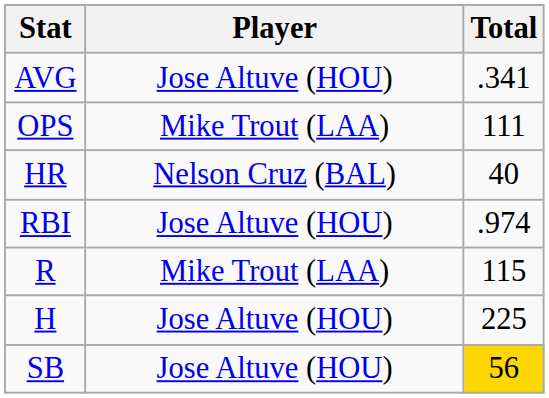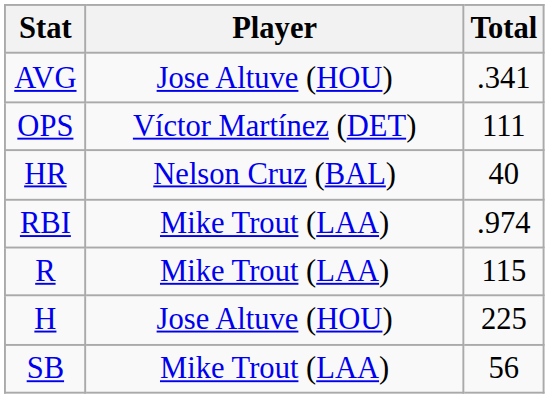(275, 125) Mike Trout (LAA) -> (275, 125) Víctor Martínez (DET)
(275, 222) Jose Altuve (HOU) -> (275, 222) Mike Trout (LAA)
(275, 367) Jose Altuve (HOU) -> (275, 367) Mike Trout (LAA)
(504, 367) gold background -> (504, 367) no background
